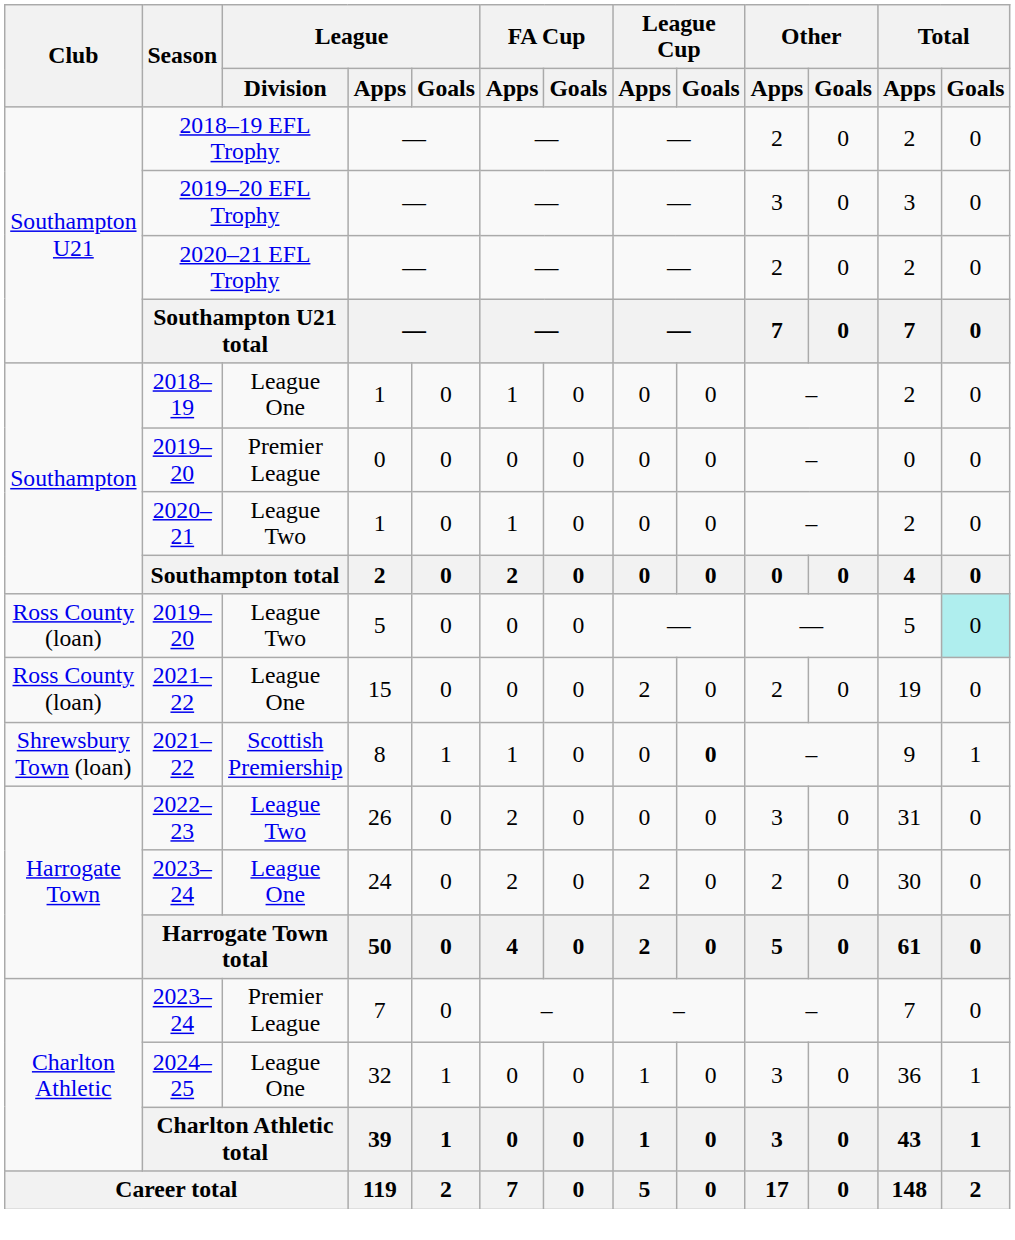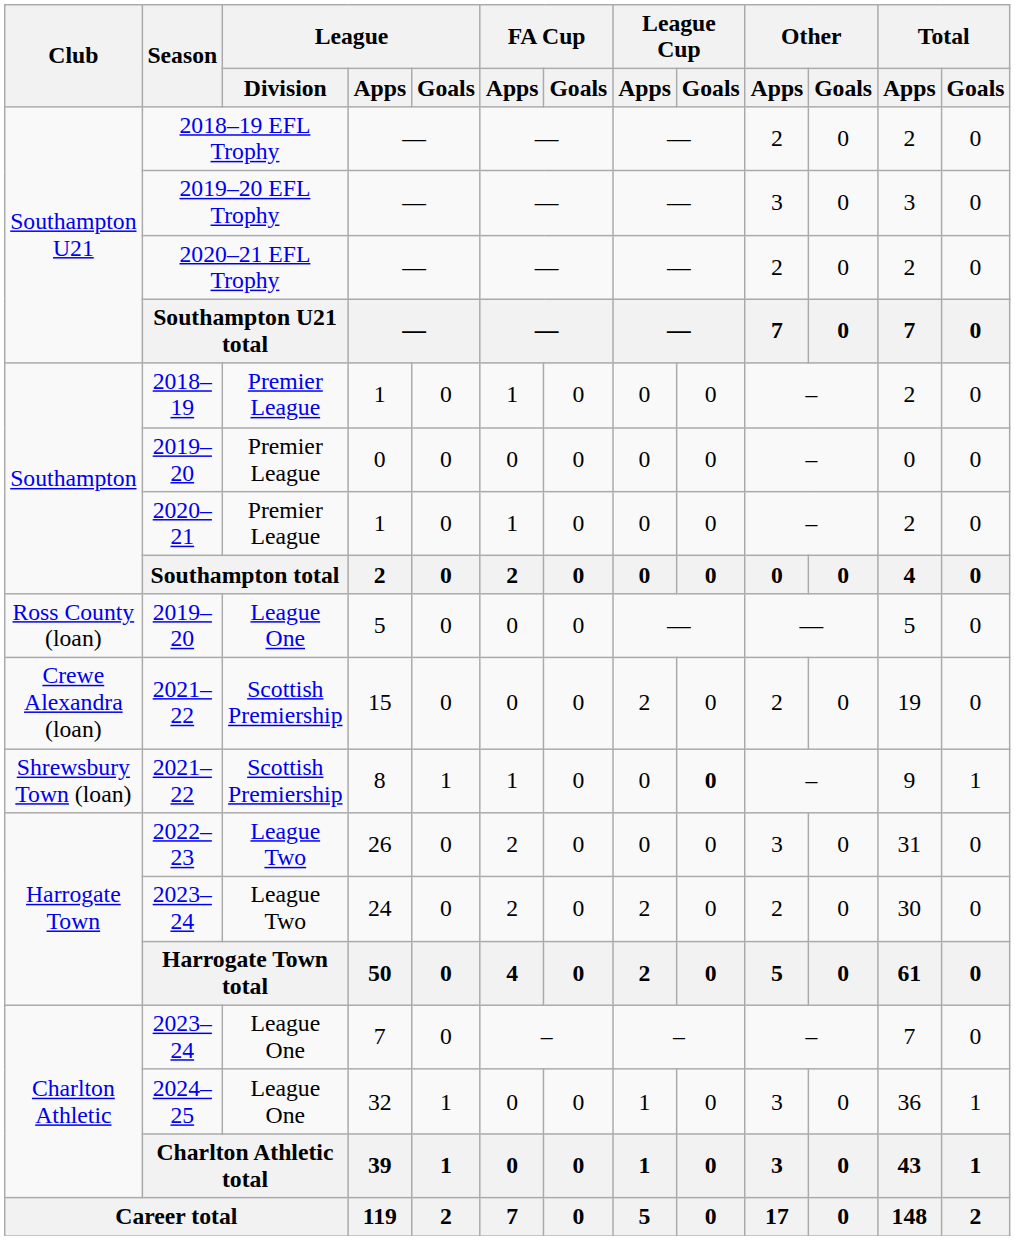(285, 395) League One -> (285, 395) Premier League
(285, 523) League Two -> (285, 523) Premier League
(285, 625) League Two -> (285, 625) League One
(976, 625) paleturquoise background -> (976, 625) no background
(73, 689) Ross County (loan) -> (73, 702) Crewe Alexandra (loan)
(285, 689) League One -> (285, 702) Scottish Premiership
(285, 882) League One -> (285, 908) League Two
(285, 1010) Premier League -> (285, 1037) League One
